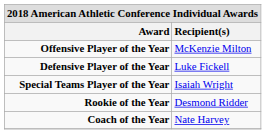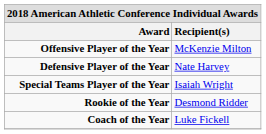(202, 67) Luke Fickell -> (202, 67) Nate Harvey
(202, 120) Nate Harvey -> (202, 120) Luke Fickell
